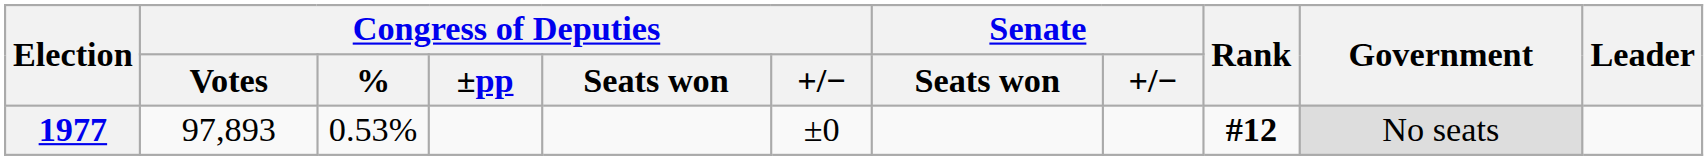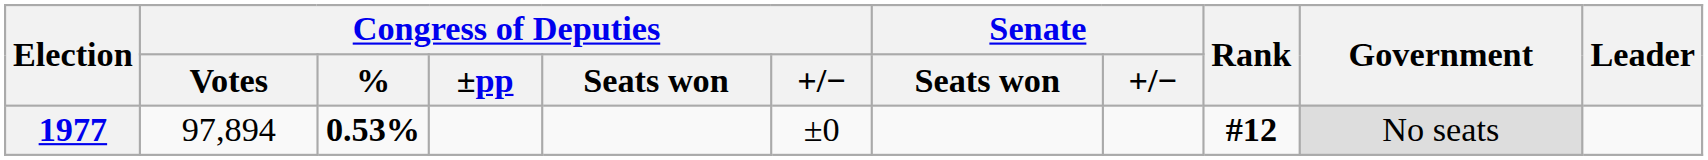(229, 129) 97,893 -> (229, 129) 97,894
(373, 129) normal -> (373, 129) bold
